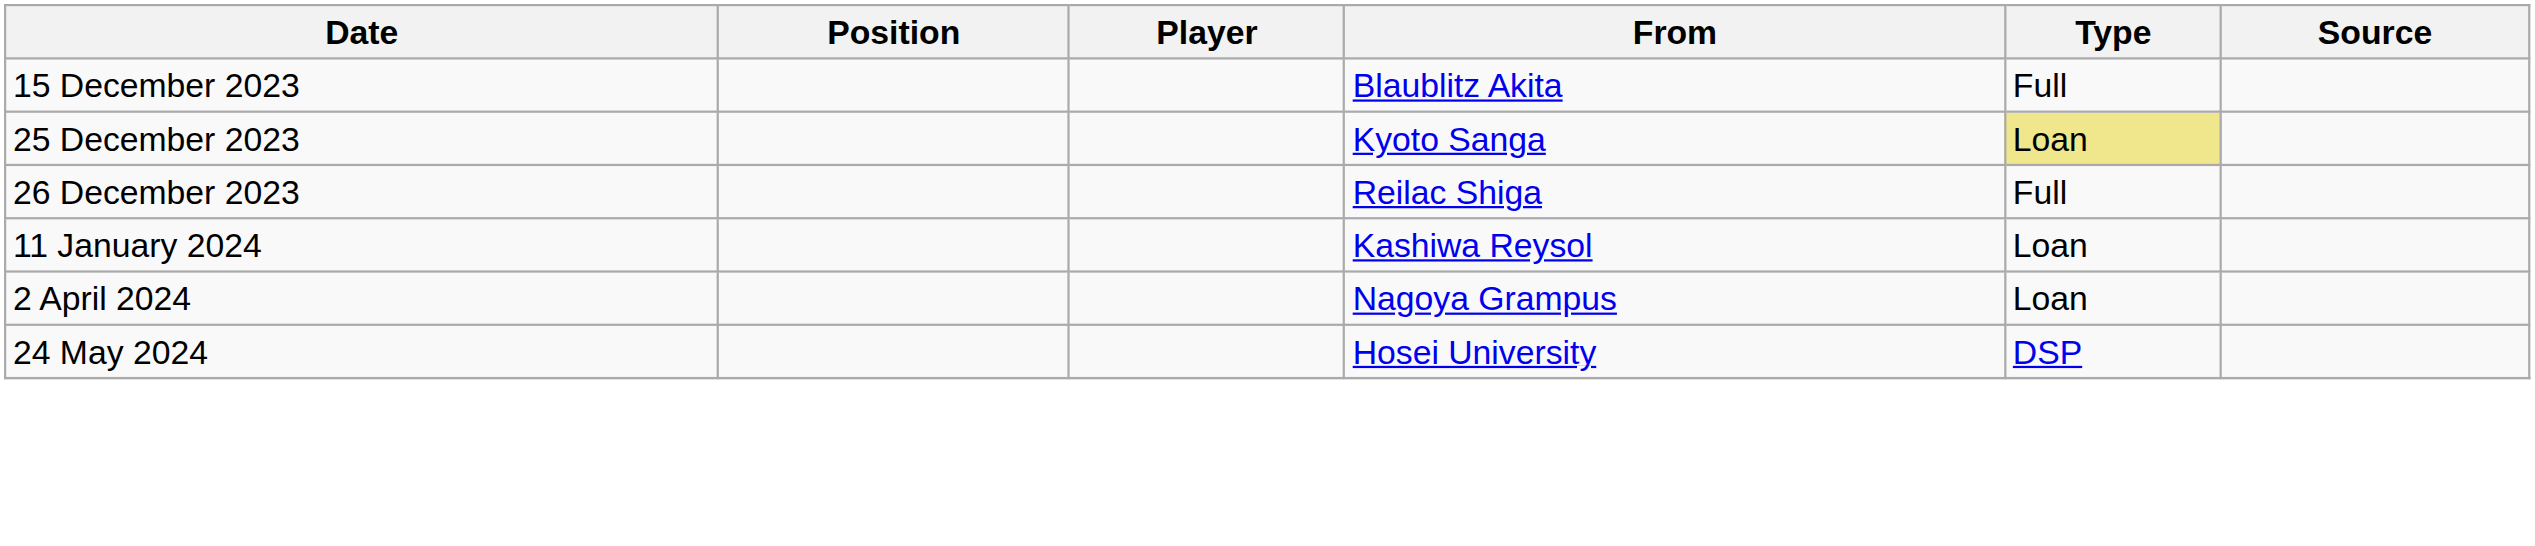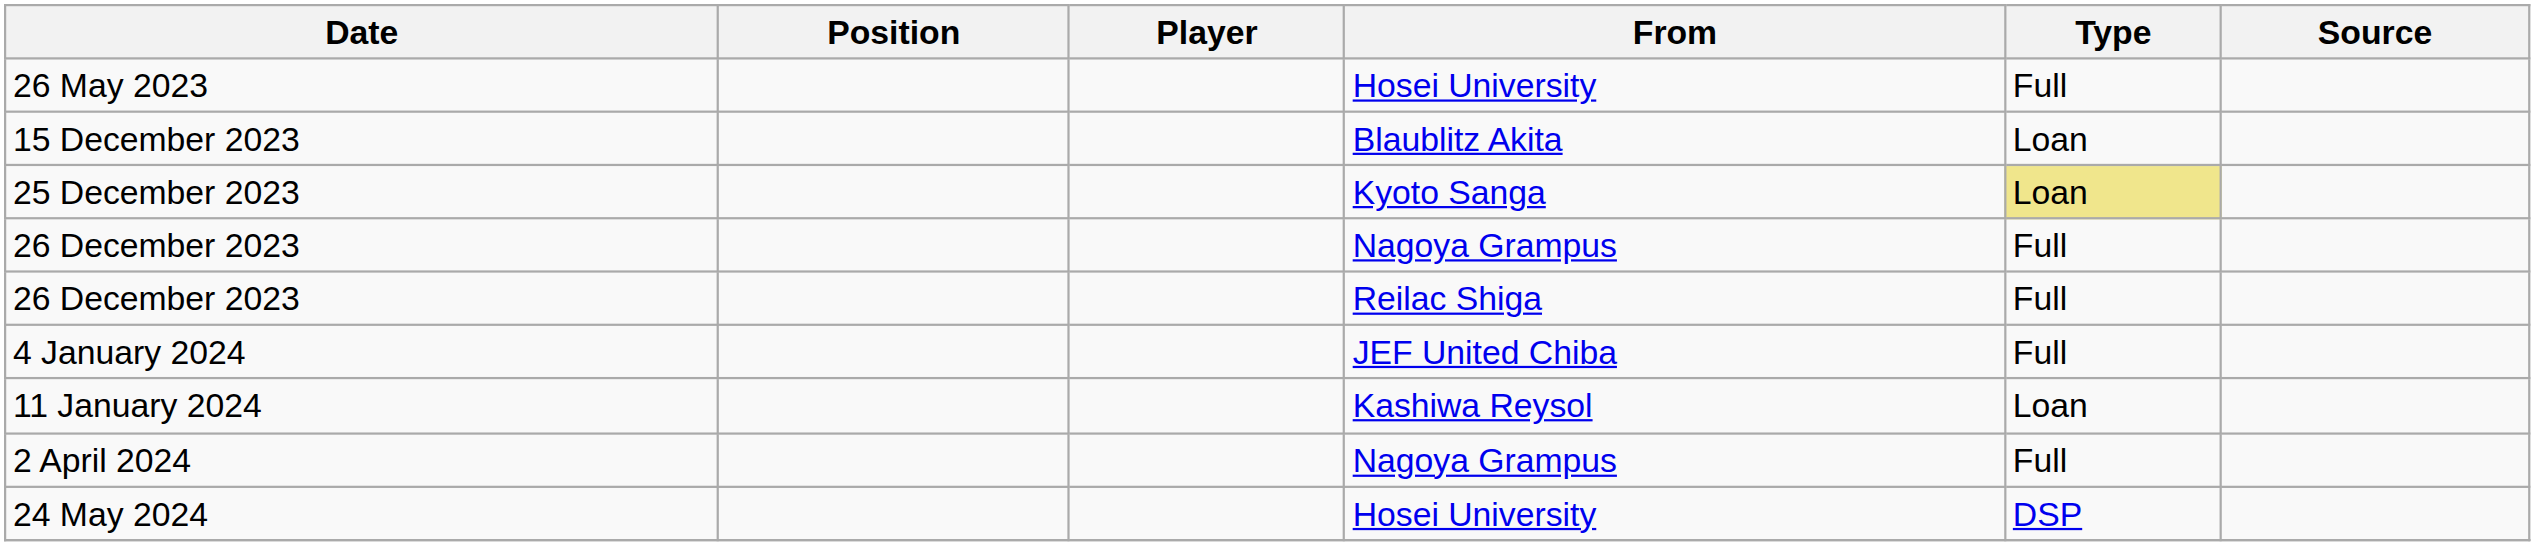+ row: (110, 85)
(2040, 85) Full -> (2050, 139) Loan
+ row: (156, 246)
+ row: (129, 353)
(2050, 299) Loan -> (2040, 459) Full
